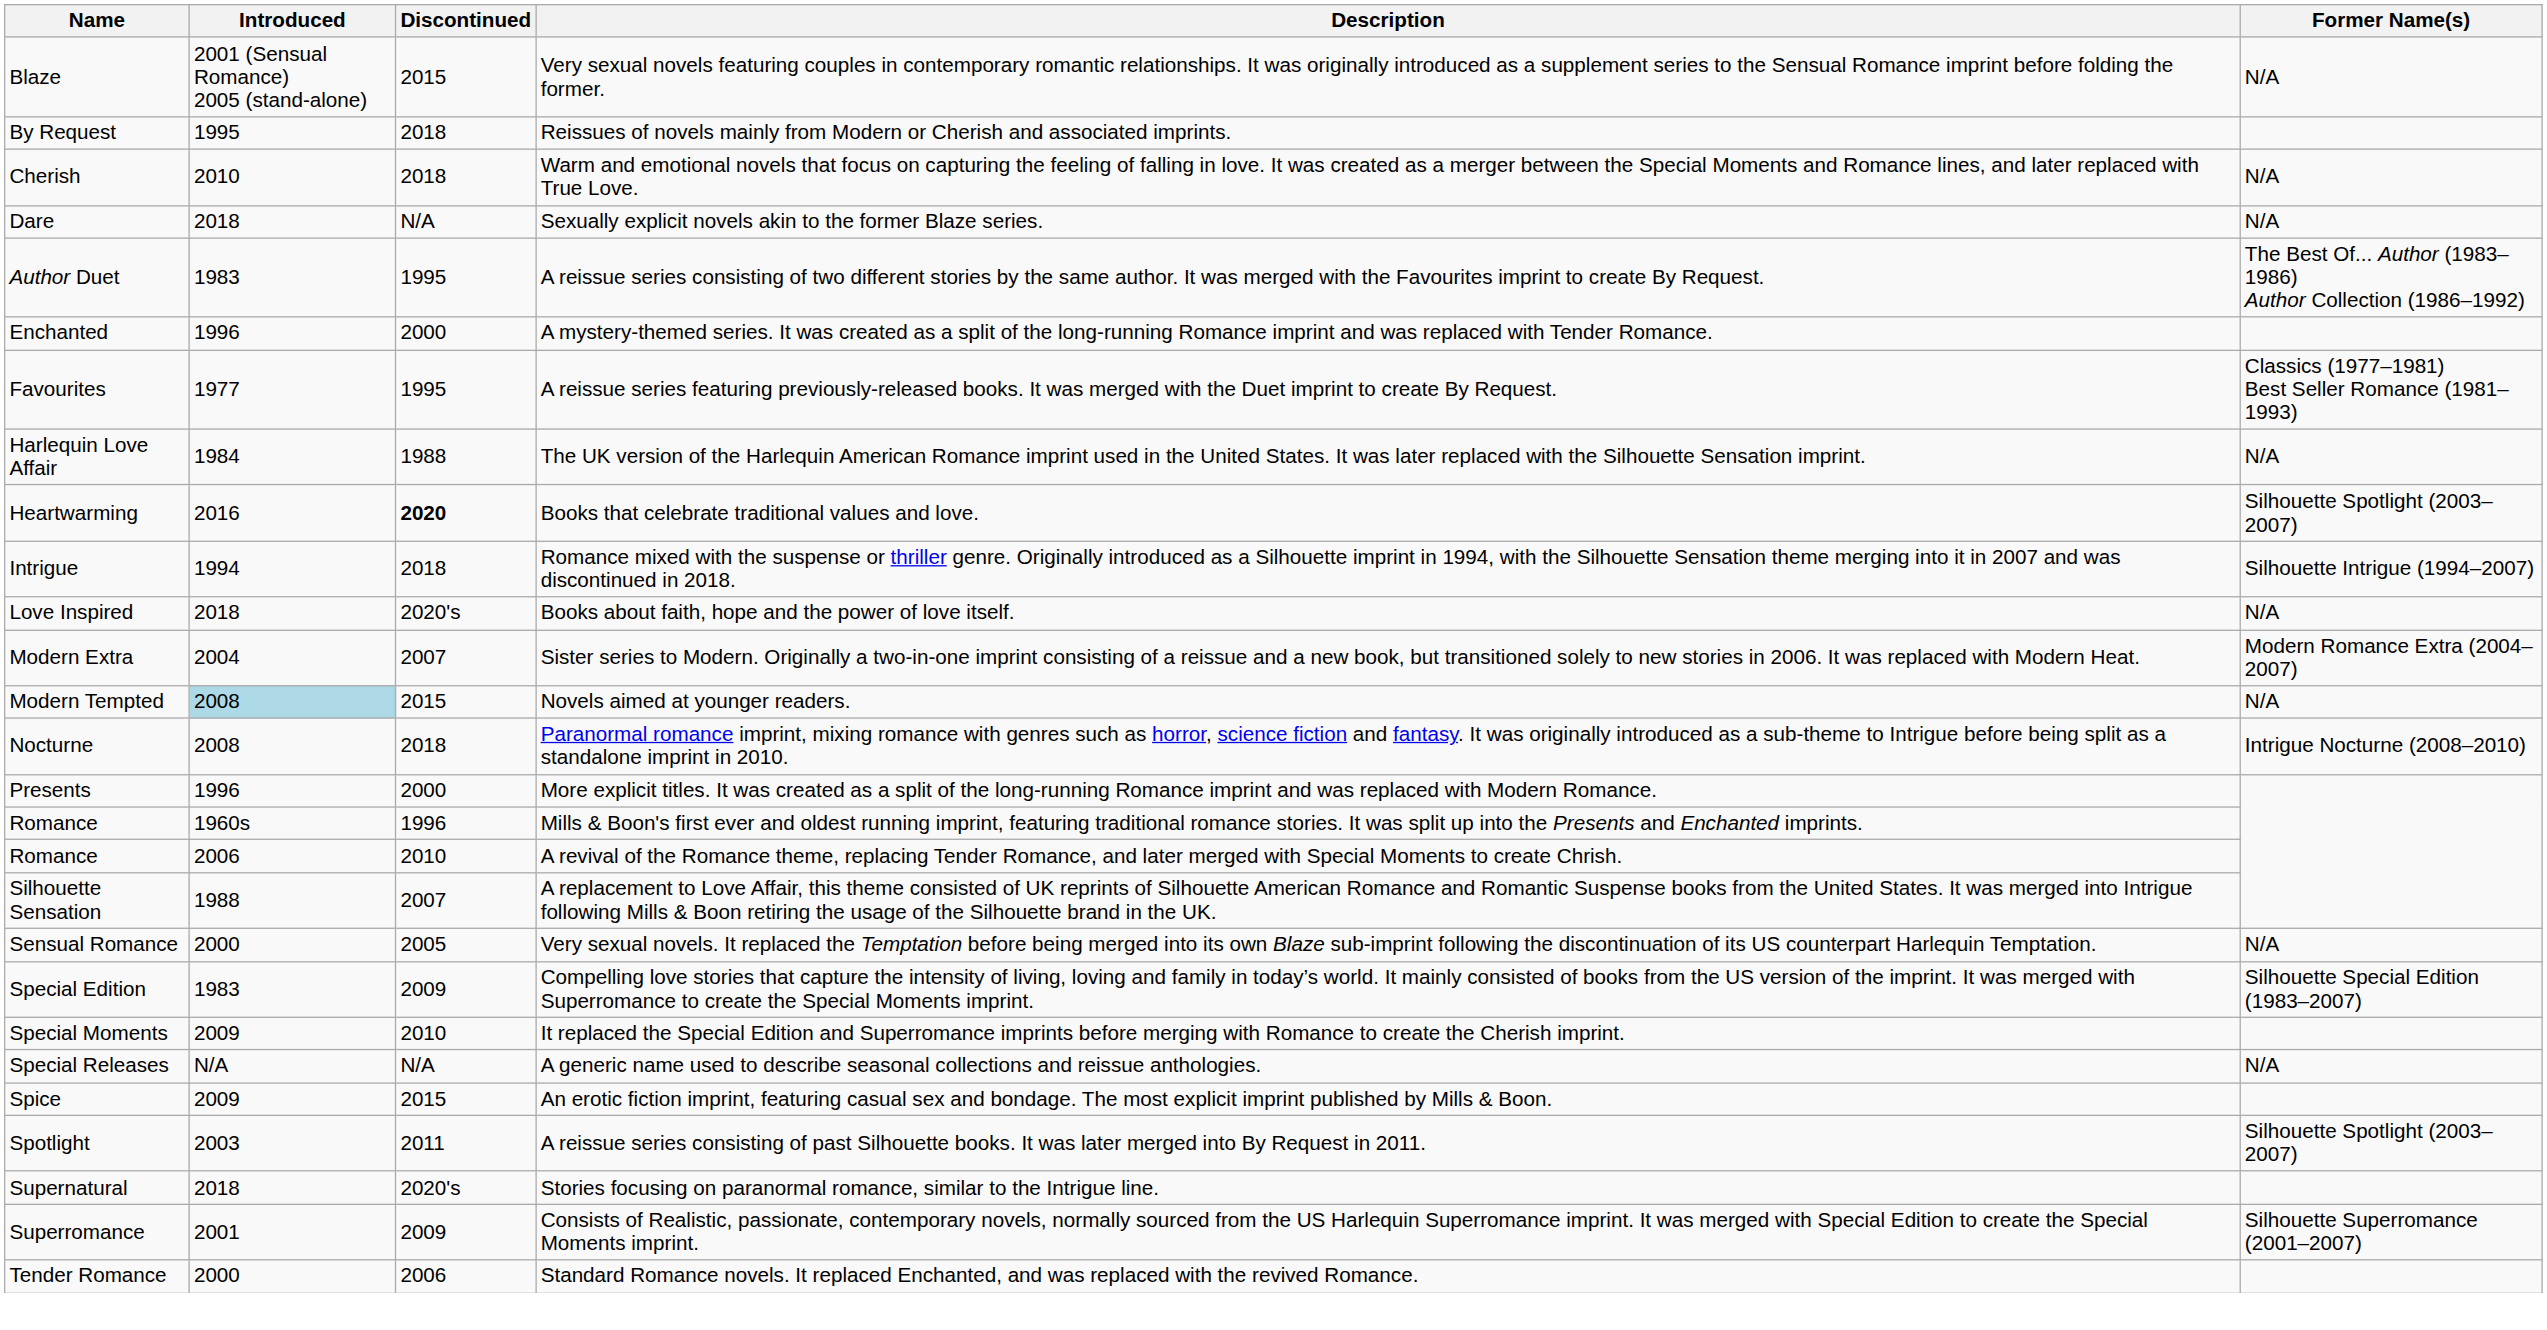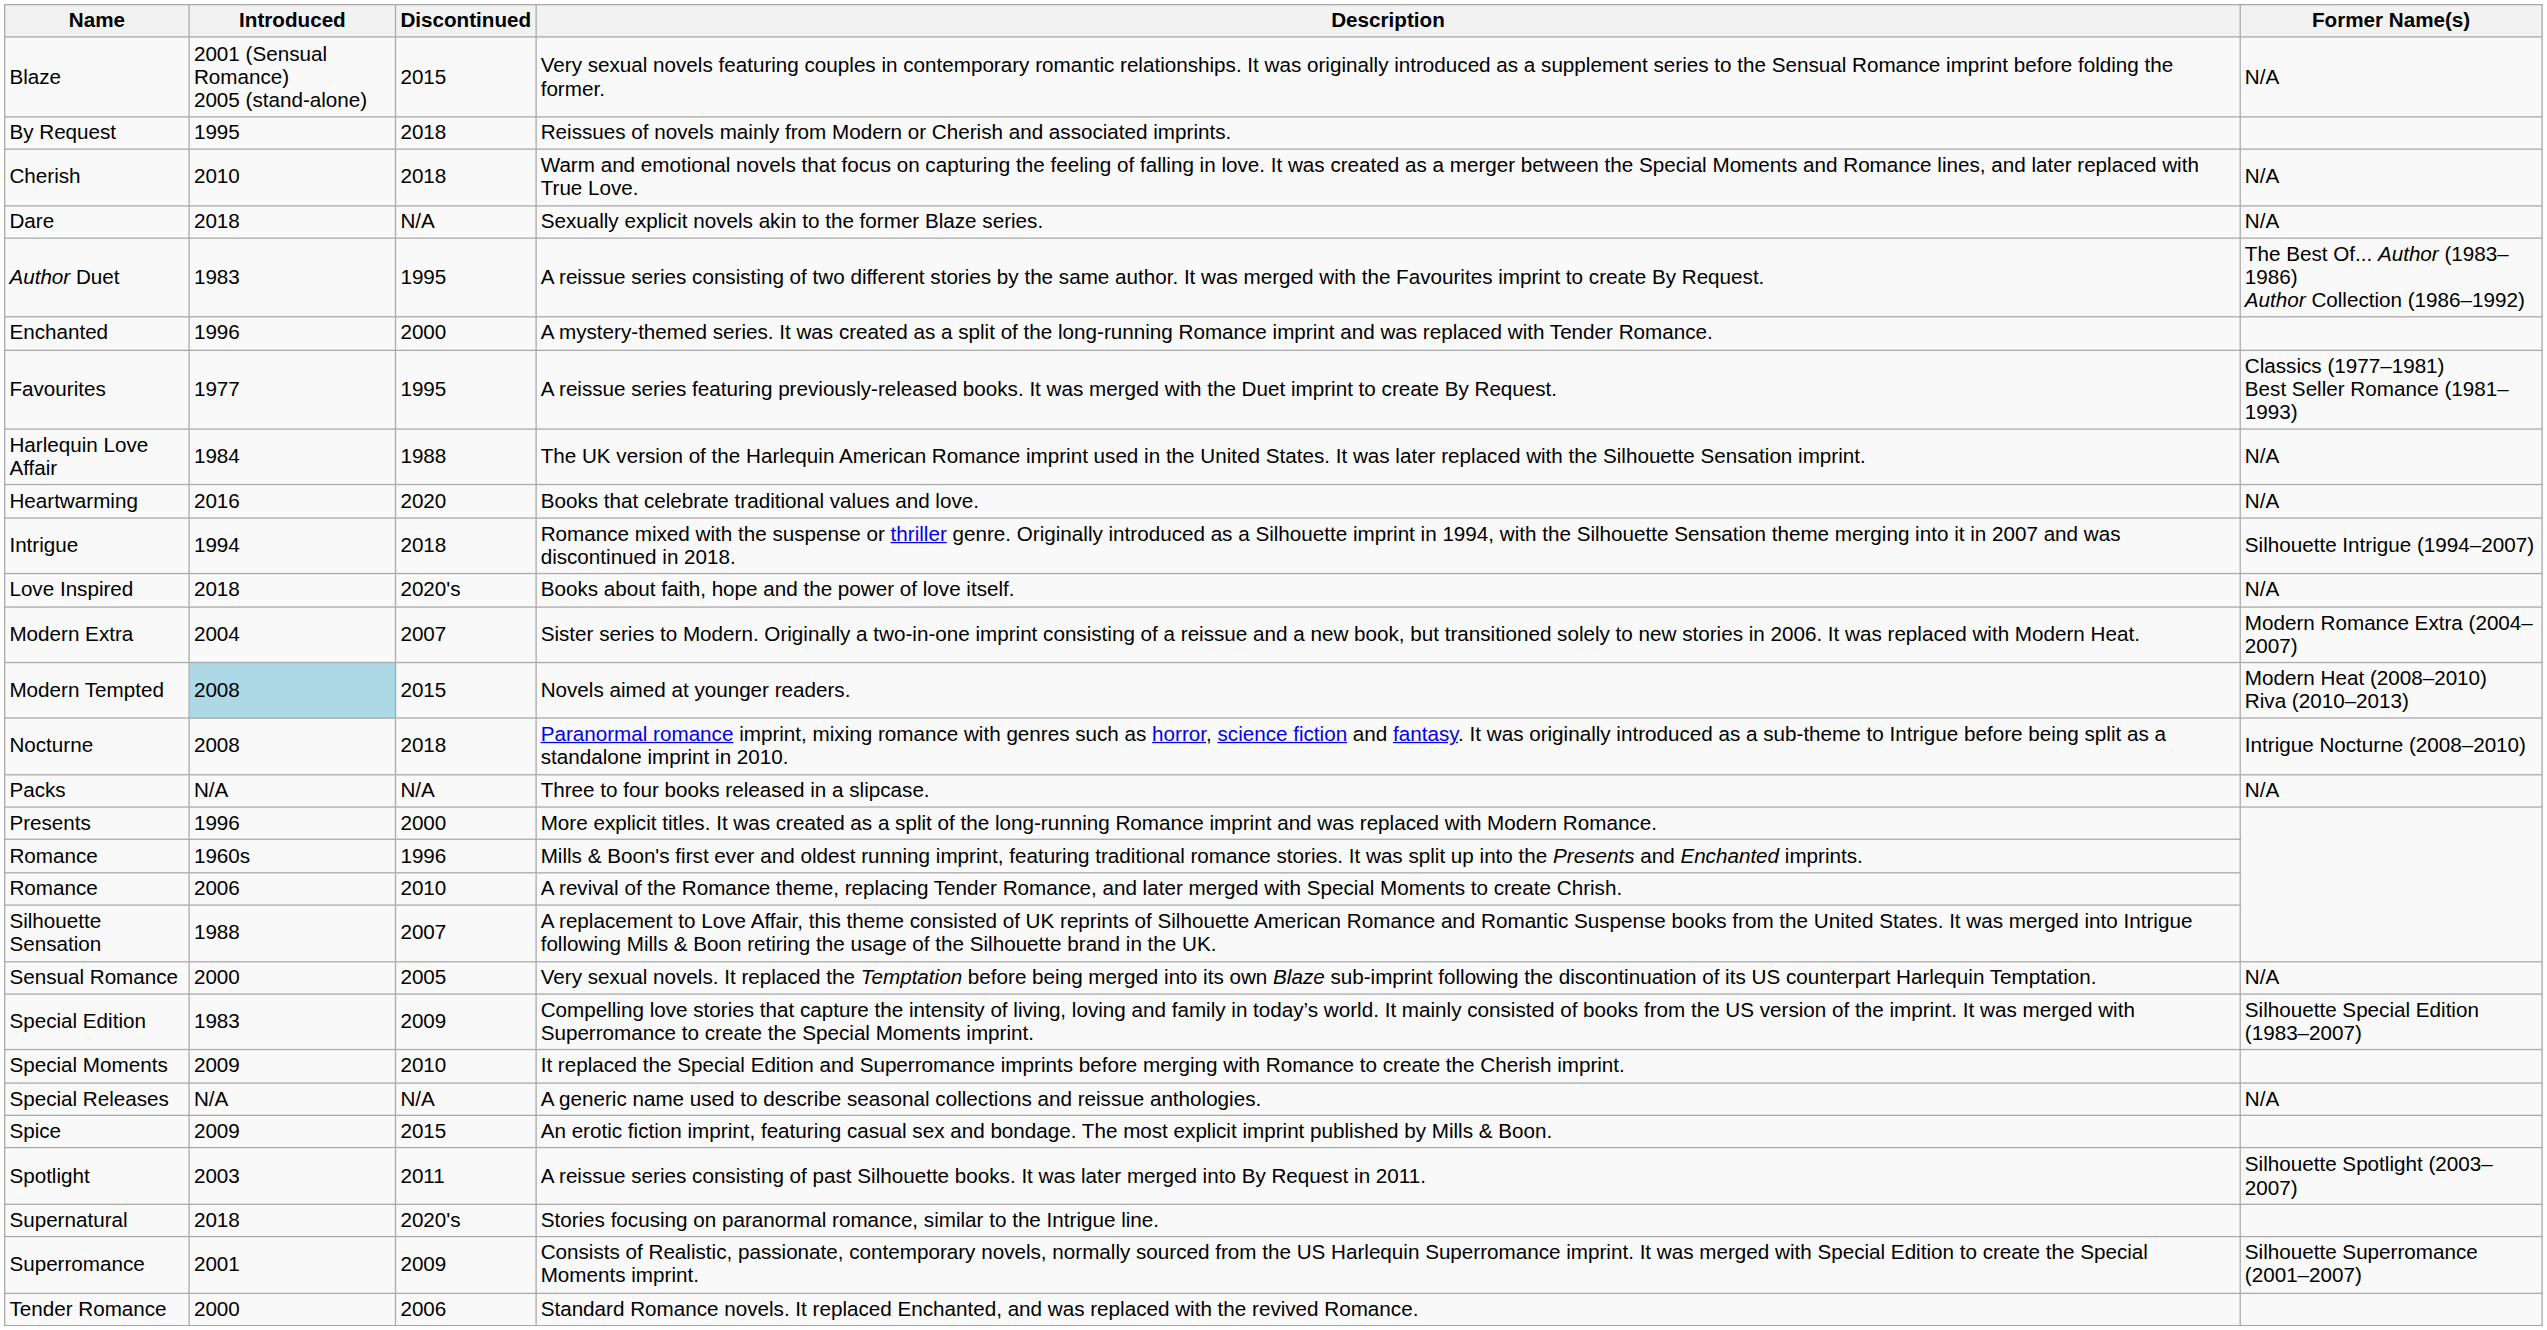(423, 512) bold -> (423, 501) normal
(2369, 512) Silhouette Spotlight (2003–2007) -> (2262, 501) N/A
(2262, 701) N/A -> (2366, 690) Modern Heat (2008–2010) Riva (2010–2013)
+ row: (735, 790)
